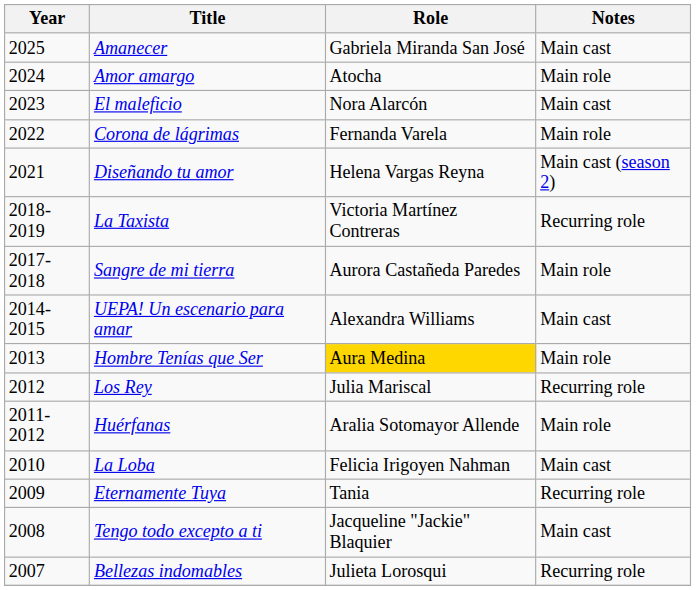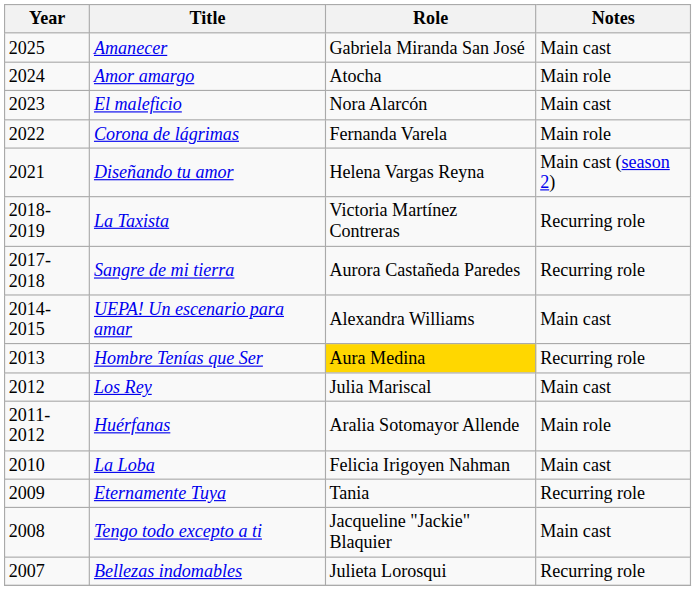(576, 270) Main role -> (593, 270) Recurring role
(576, 358) Main role -> (593, 358) Recurring role
(593, 386) Recurring role -> (576, 386) Main cast
